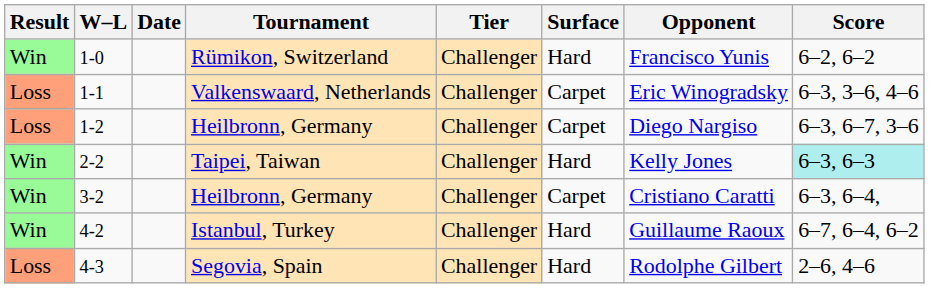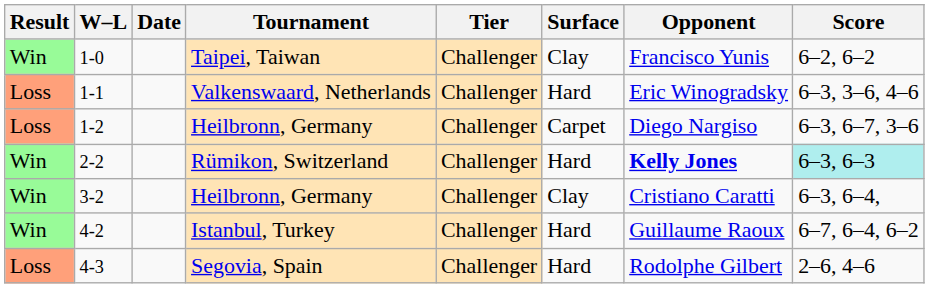(290, 56) Rümikon, Switzerland -> (256, 56) Taipei, Taiwan
(569, 56) Hard -> (568, 56) Clay
(576, 91) Carpet -> (569, 91) Hard
(256, 160) Taipei, Taiwan -> (290, 160) Rümikon, Switzerland
(681, 160) normal -> (683, 160) bold
(576, 195) Carpet -> (568, 195) Clay
